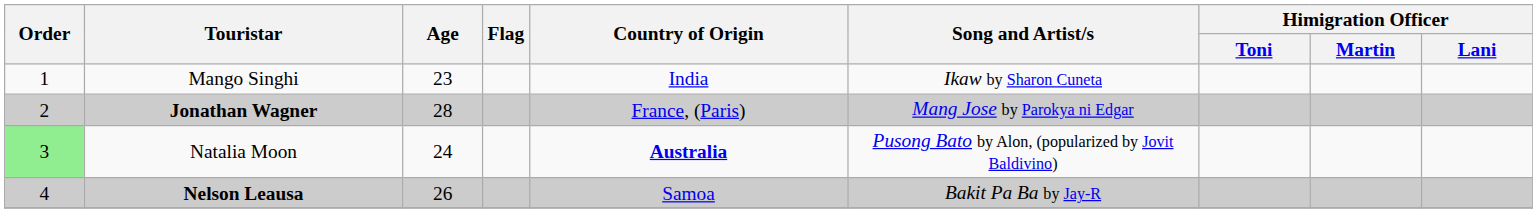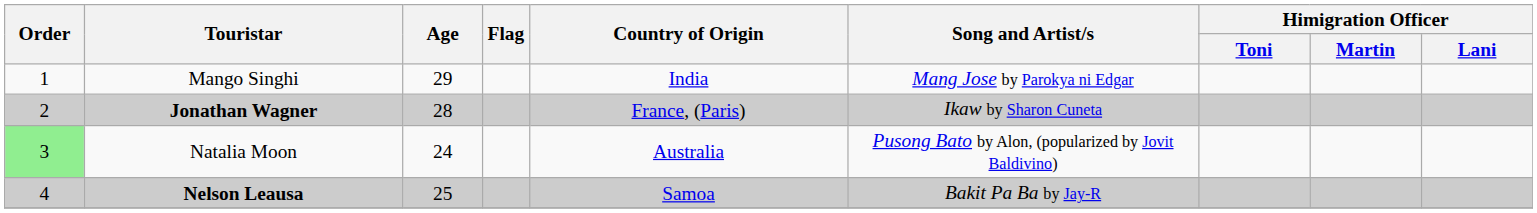(443, 79) 23 -> (443, 79) 29
(1023, 78) Ikaw by Sharon Cuneta -> (1023, 78) Mang Jose by Parokya ni Edgar
(1023, 109) Mang Jose by Parokya ni Edgar -> (1023, 109) Ikaw by Sharon Cuneta
(689, 151) bold -> (689, 151) normal
(443, 193) 26 -> (443, 193) 25
